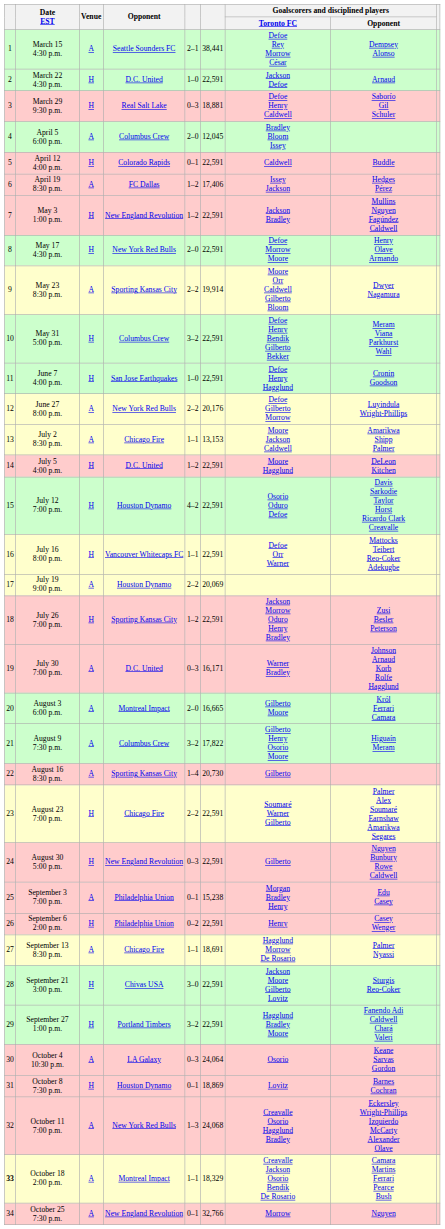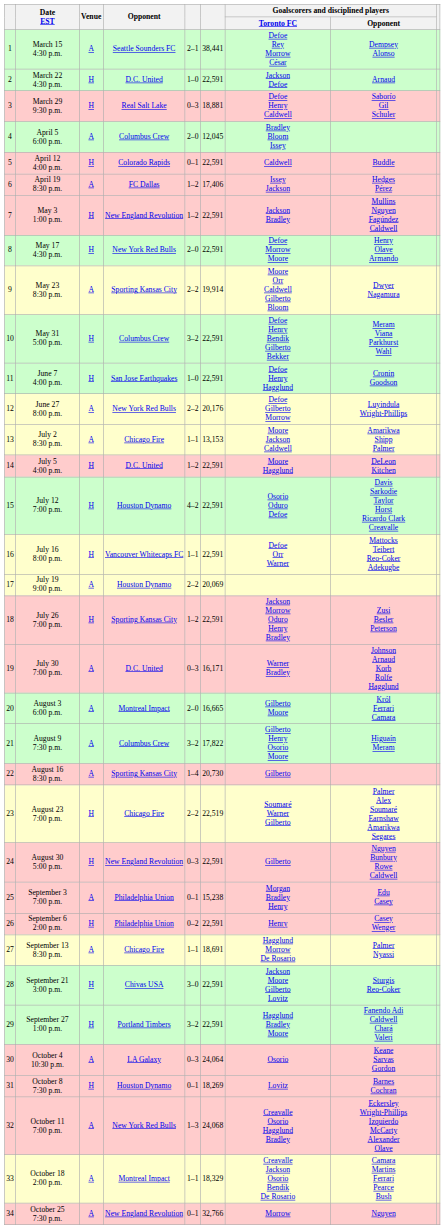(213, 813) 22,591 -> (213, 813) 22,519
(213, 1086) 18,869 -> (213, 1086) 18,269
(10, 1178) bold -> (10, 1178) normal
